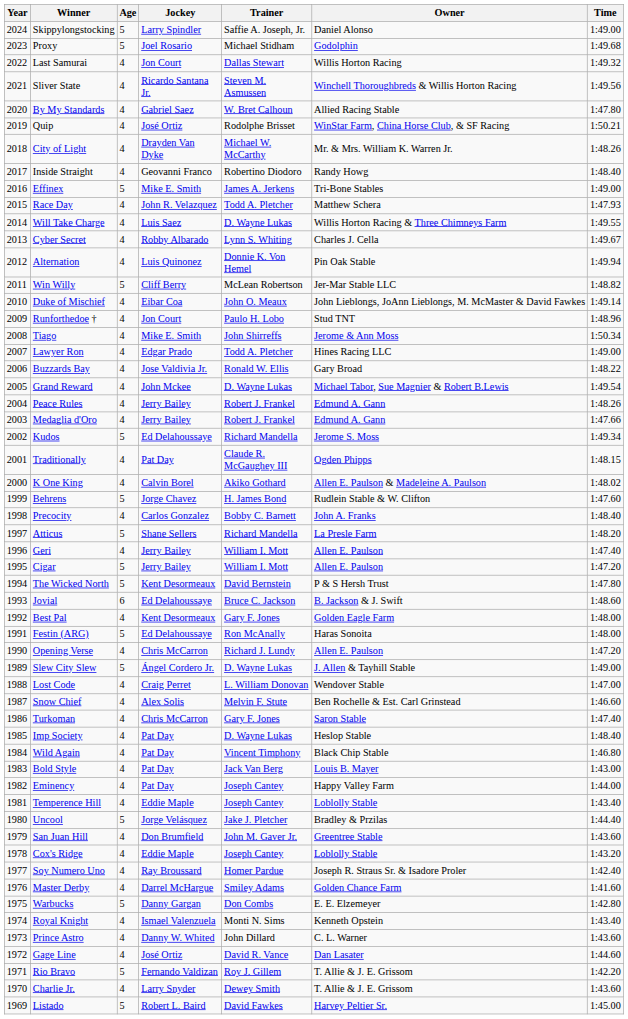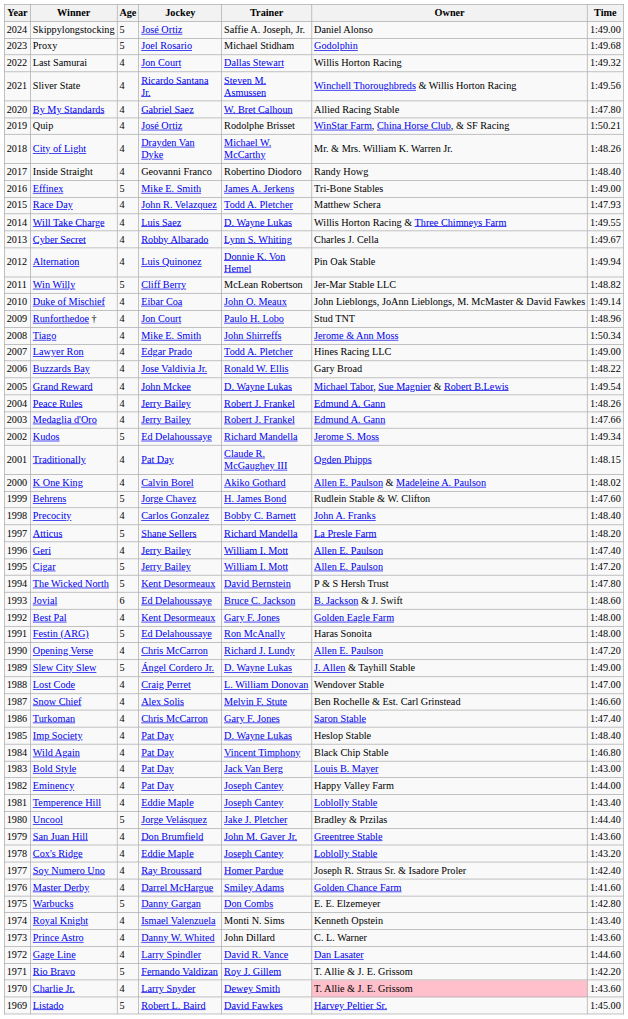(171, 30) Larry Spindler -> (162, 30) José Ortiz
(162, 955) José Ortiz -> (171, 955) Larry Spindler
(363, 989) no background -> (363, 989) pink background
